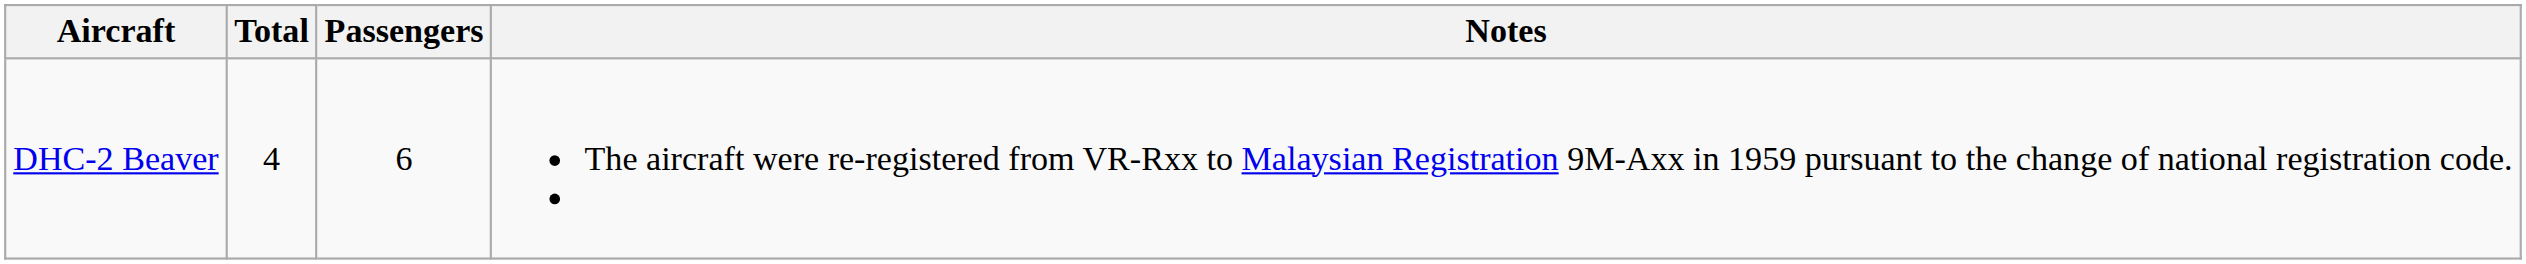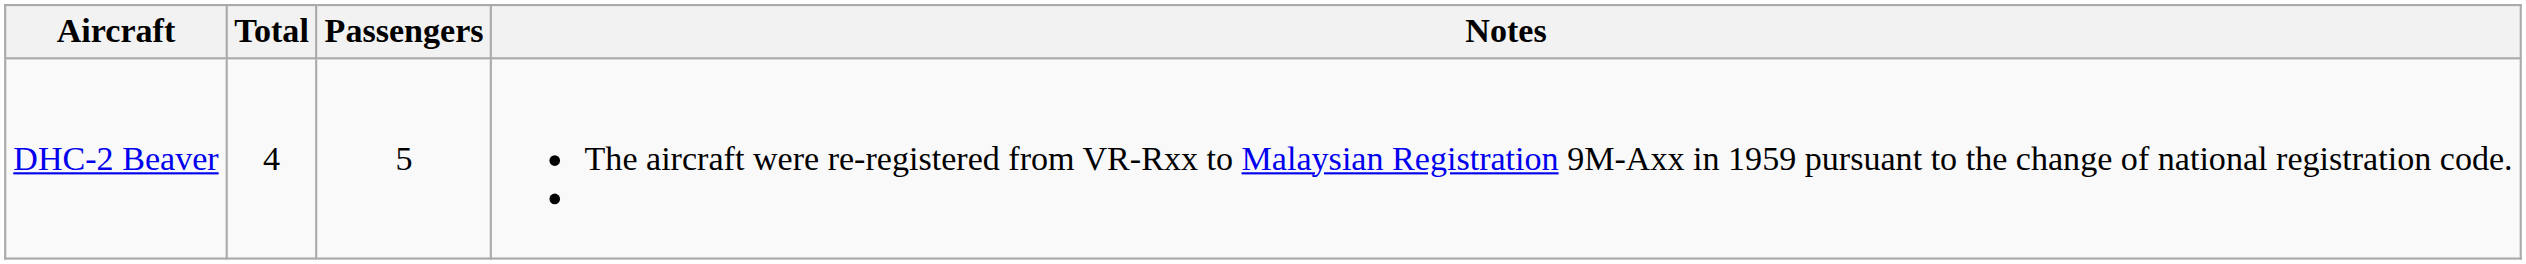(404, 157) 6 -> (404, 157) 5
